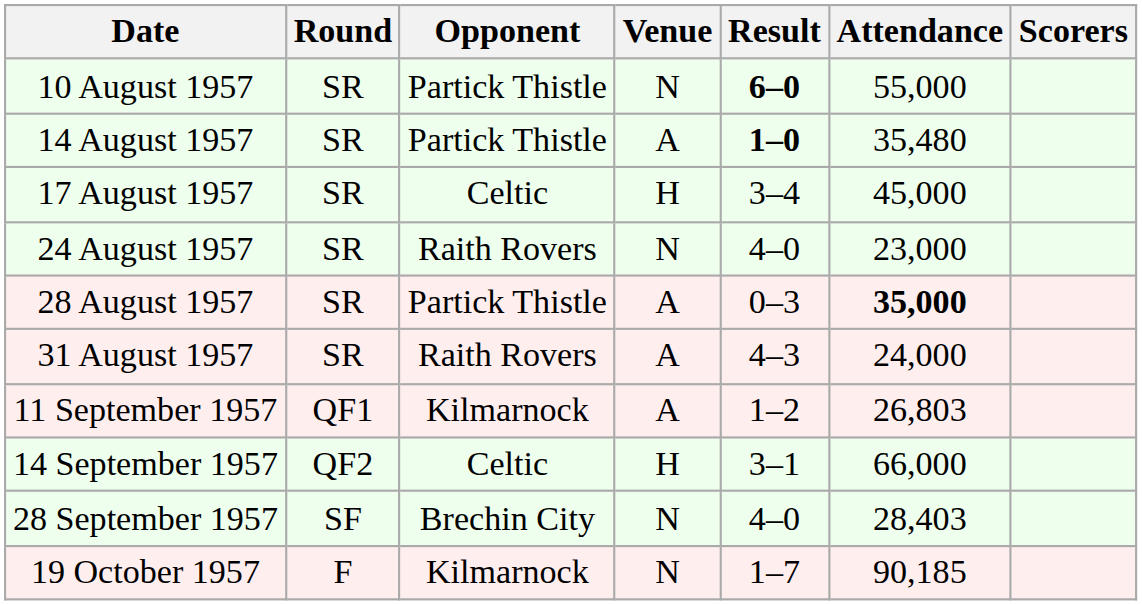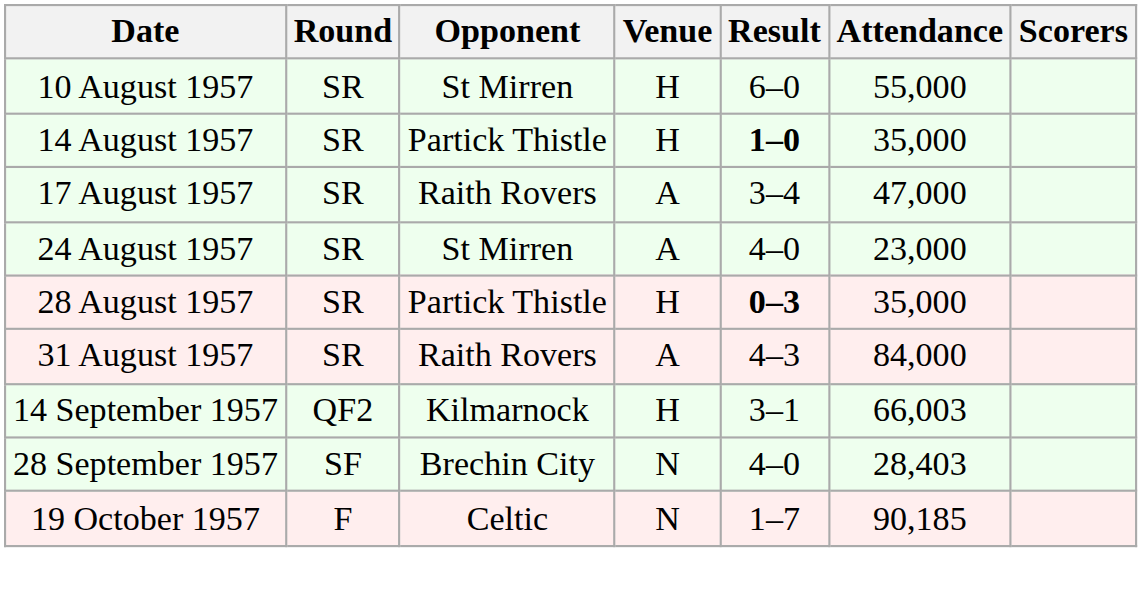(507, 85) Partick Thistle -> (507, 85) St Mirren
(667, 85) N -> (667, 85) H
(774, 85) bold -> (774, 85) normal
(667, 139) A -> (667, 139) H
(920, 139) 35,480 -> (920, 139) 35,000
(507, 193) Celtic -> (507, 193) Raith Rovers
(667, 193) H -> (667, 193) A
(920, 193) 45,000 -> (920, 193) 47,000
(507, 247) Raith Rovers -> (507, 247) St Mirren
(667, 247) N -> (667, 247) A
(667, 301) A -> (667, 301) H
(774, 301) normal -> (774, 301) bold
(920, 301) bold -> (920, 301) normal
(920, 355) 24,000 -> (920, 355) 84,000
- row: (145, 409)
(507, 463) Celtic -> (507, 409) Kilmarnock
(920, 463) 66,000 -> (920, 409) 66,003
(507, 572) Kilmarnock -> (507, 517) Celtic
